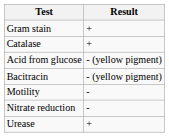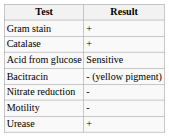(124, 60) - (yellow pigment) -> (105, 60) Sensitive
rows swapped: (23, 92) <-> (41, 108)
